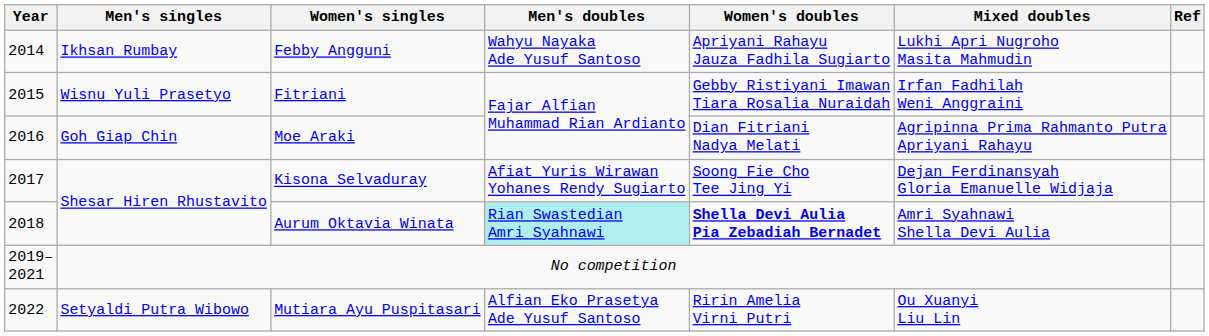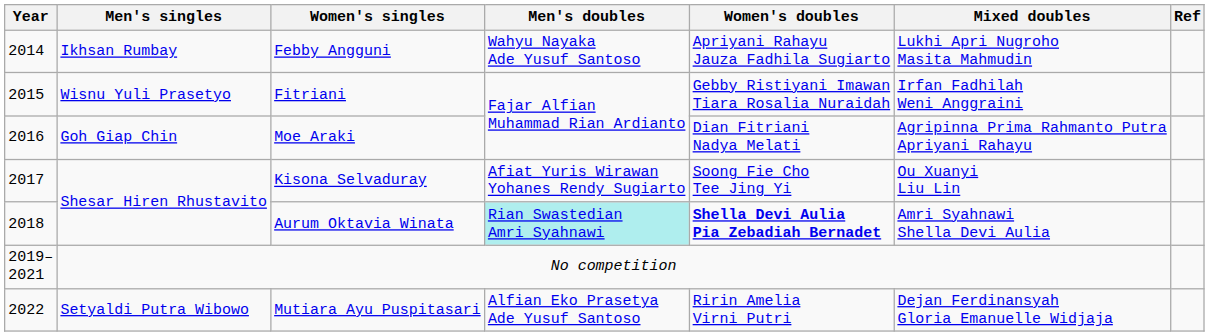(1005, 180) Dejan Ferdinansyah Gloria Emanuelle Widjaja -> (938, 180) Ou Xuanyi Liu Lin
(938, 310) Ou Xuanyi Liu Lin -> (1005, 310) Dejan Ferdinansyah Gloria Emanuelle Widjaja
